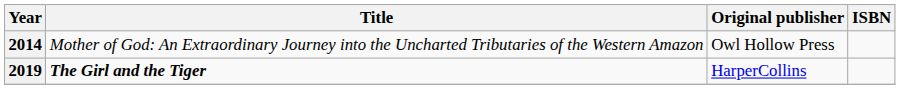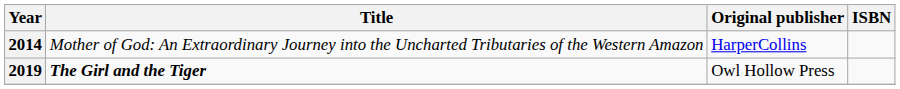(773, 44) Owl Hollow Press -> (759, 44) HarperCollins
(759, 71) HarperCollins -> (773, 71) Owl Hollow Press
